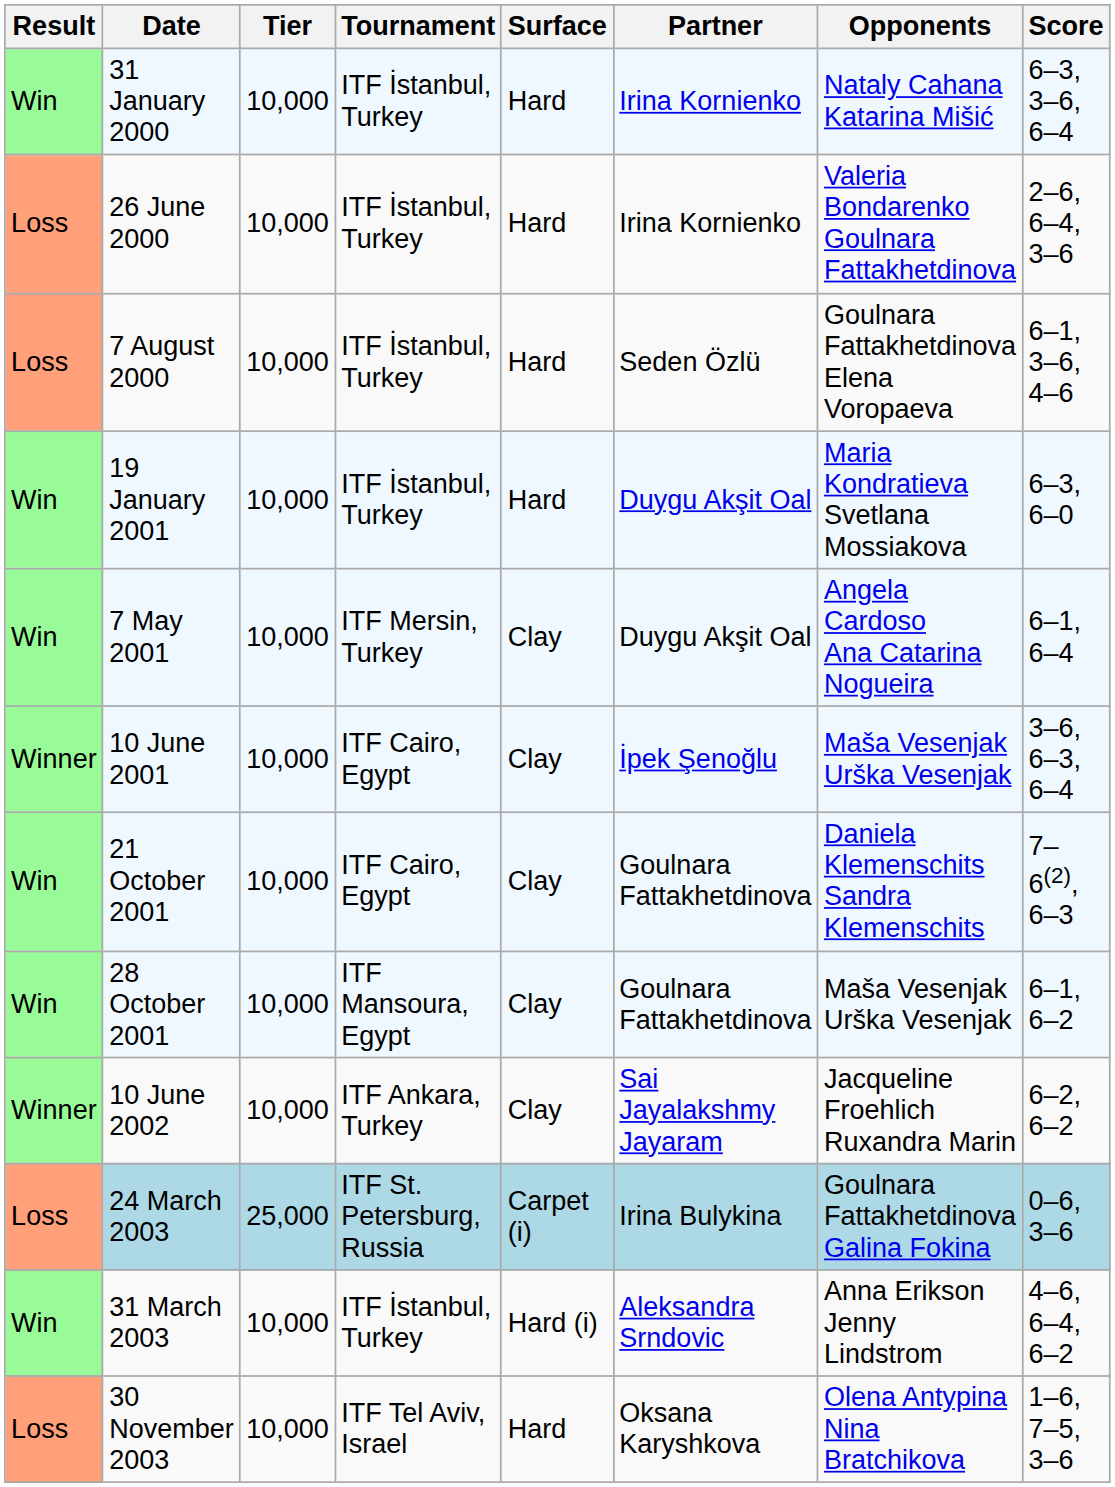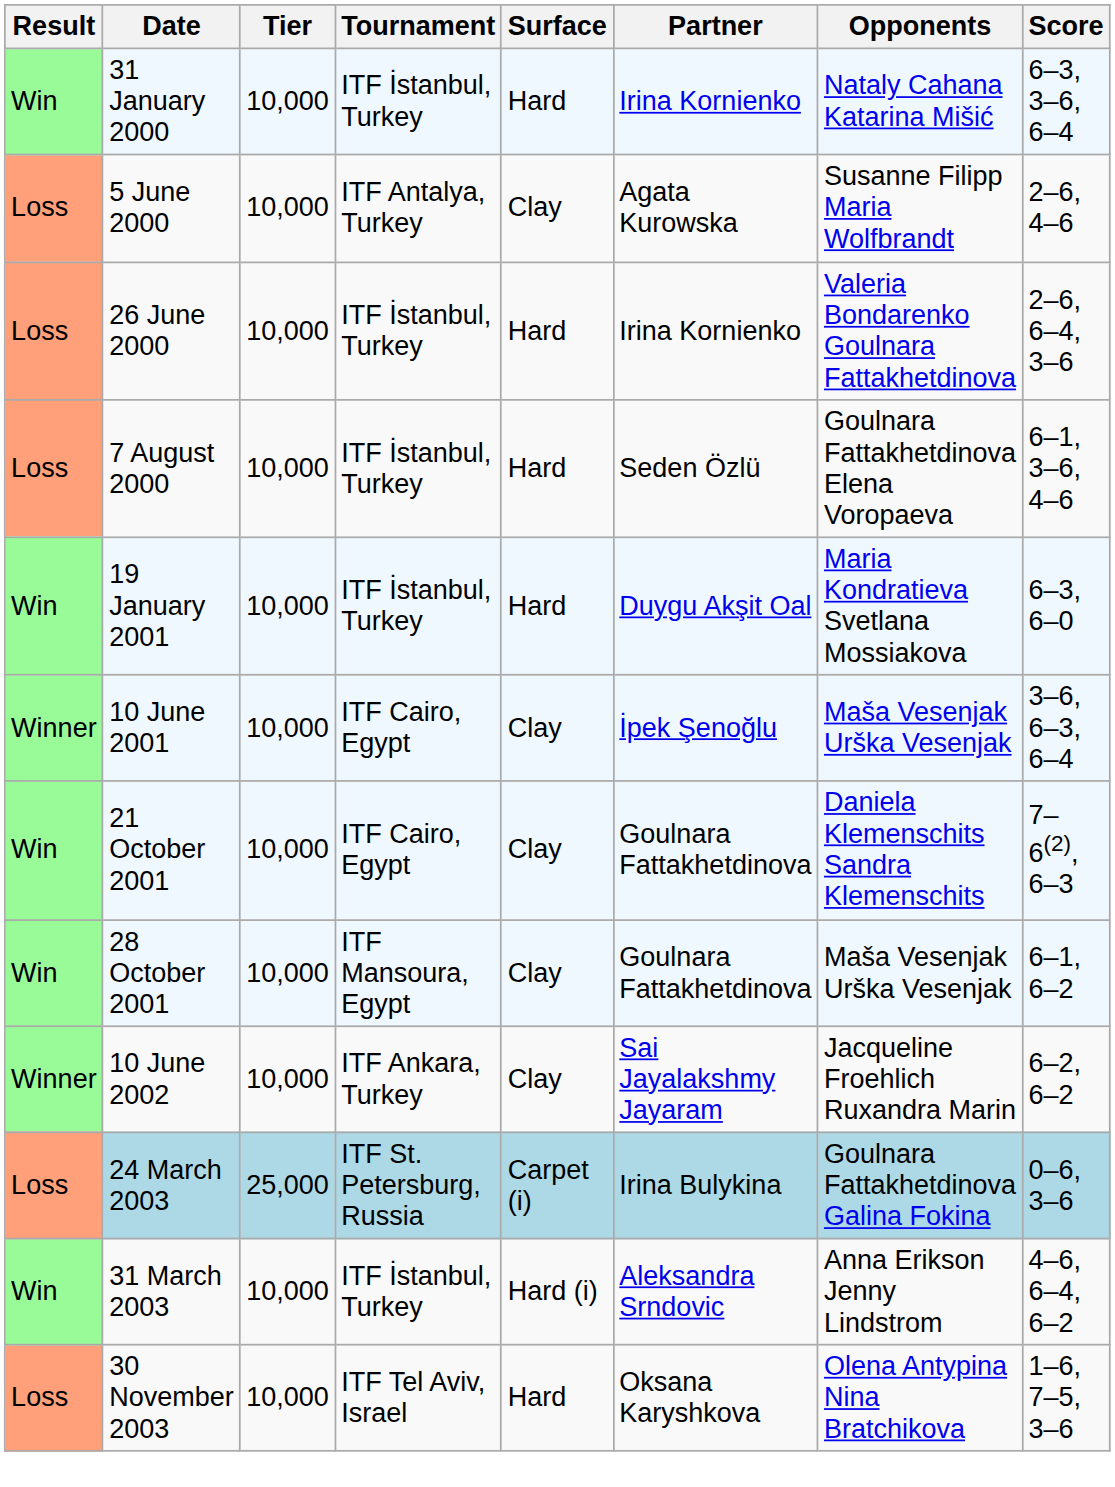+ row: (150, 207)
- row: (146, 636)
